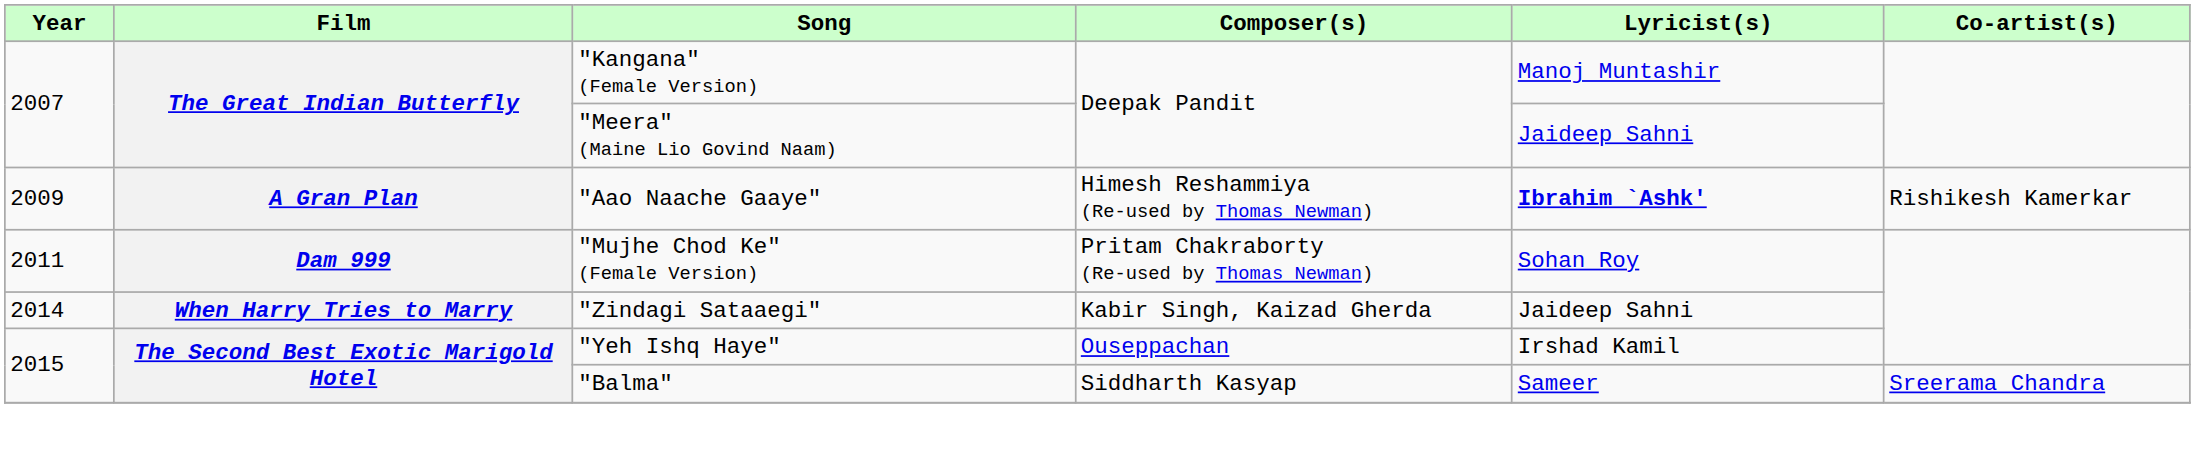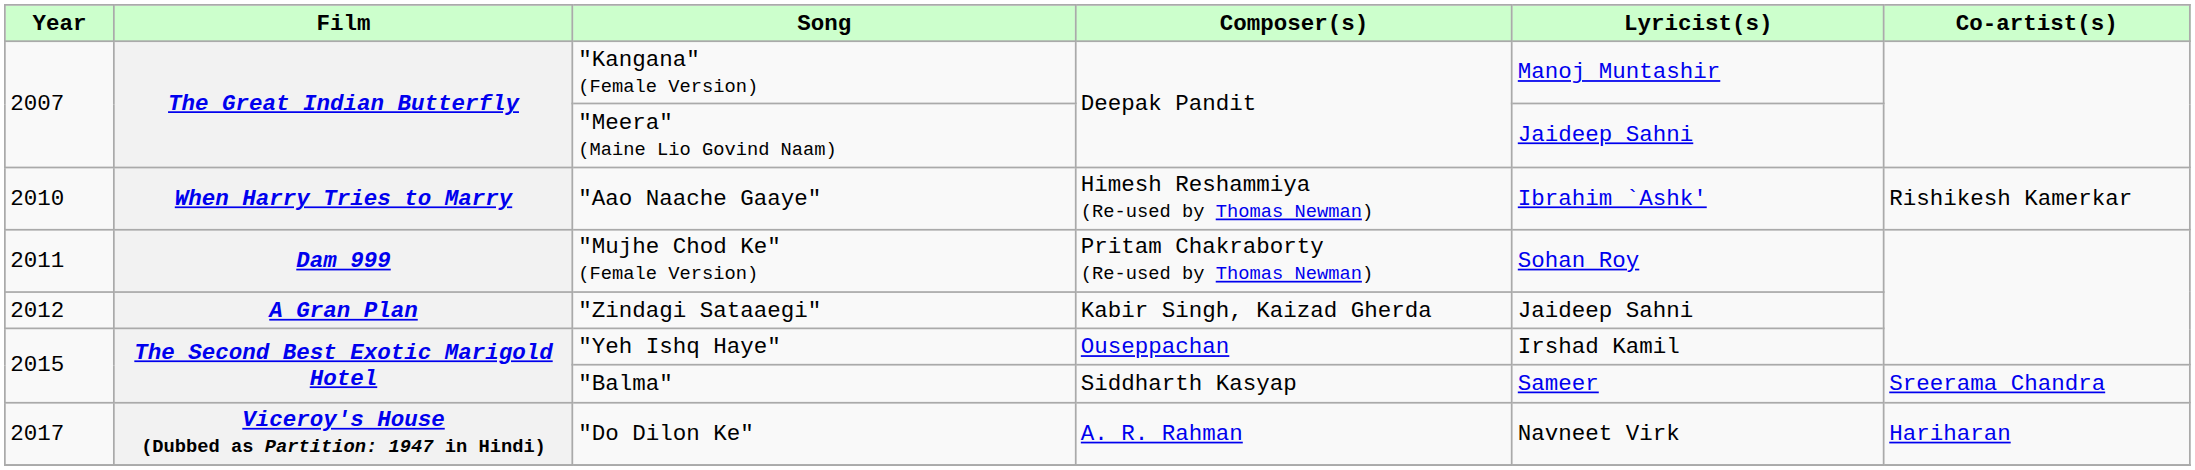(37, 198) 2009 -> (37, 198) 2010
(343, 198) A Gran Plan -> (343, 198) When Harry Tries to Marry
(1612, 198) bold -> (1612, 198) normal
(37, 310) 2014 -> (37, 310) 2012
(343, 310) When Harry Tries to Marry -> (343, 310) A Gran Plan
+ row: (666, 433)
